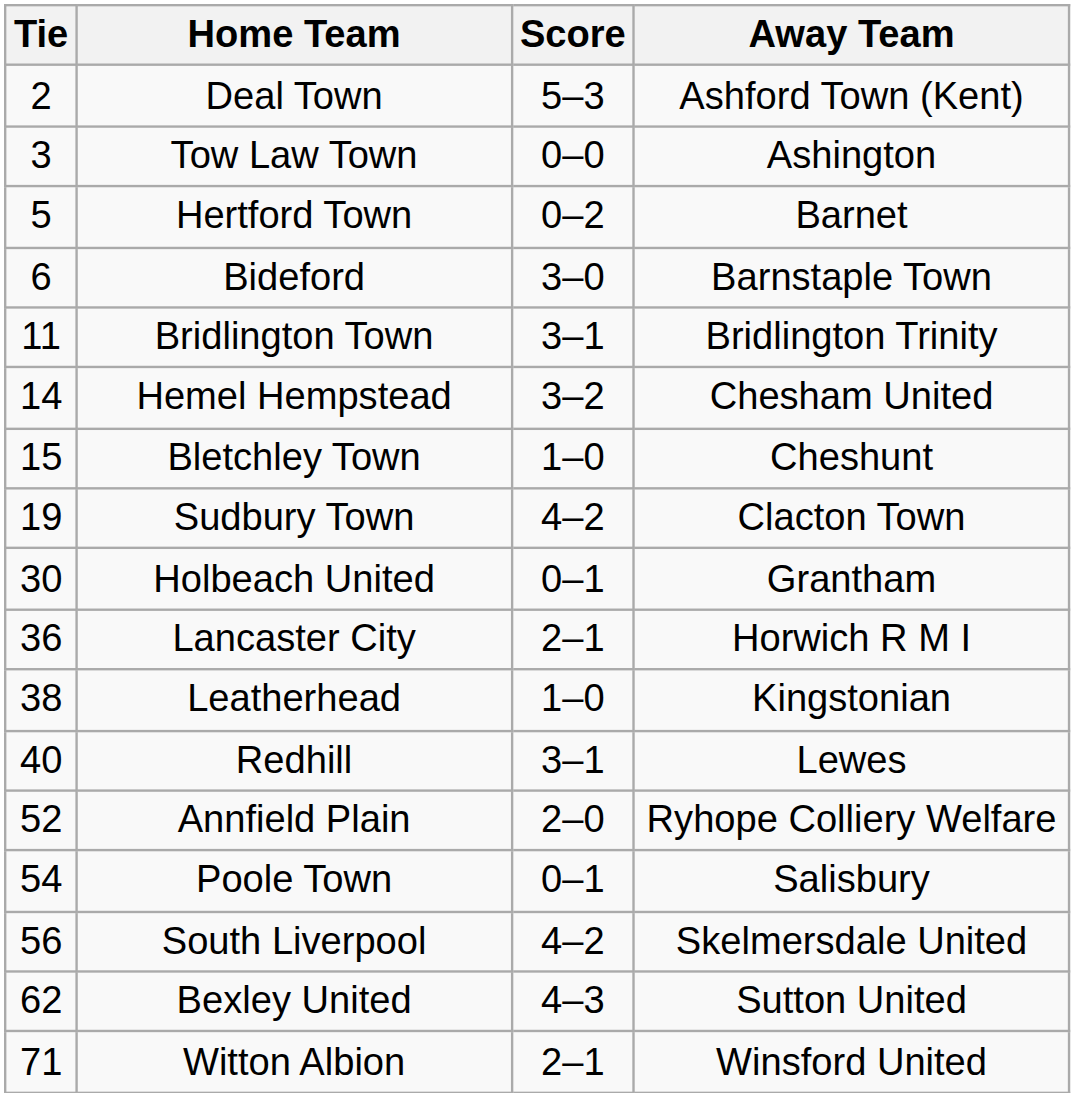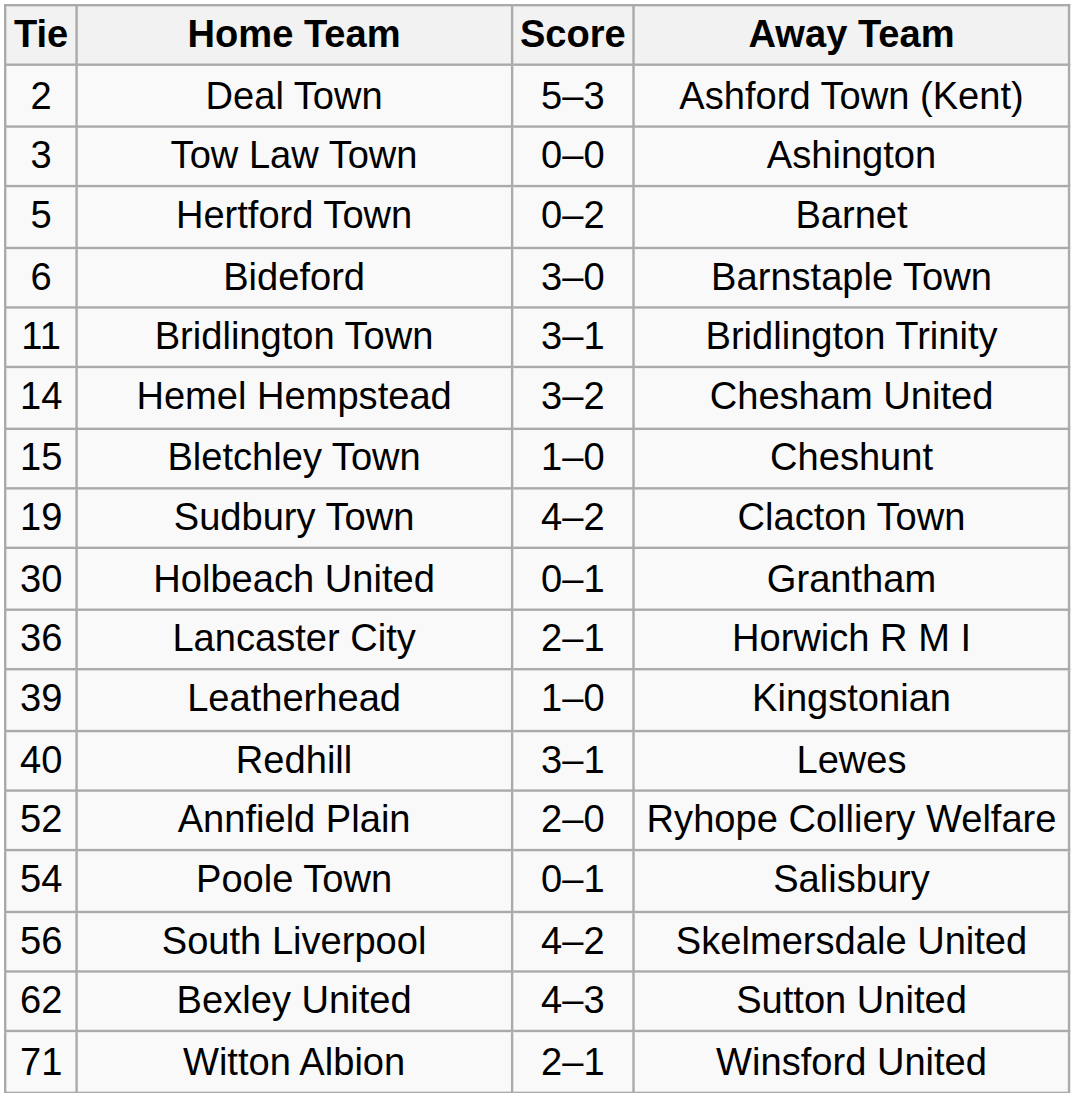(41, 699) 38 -> (41, 699) 39
